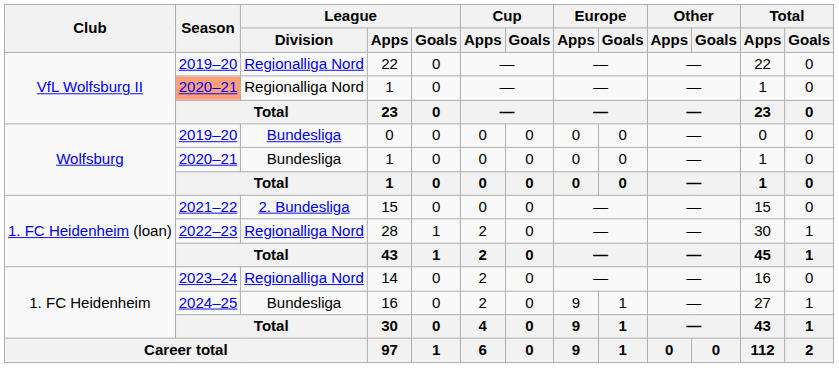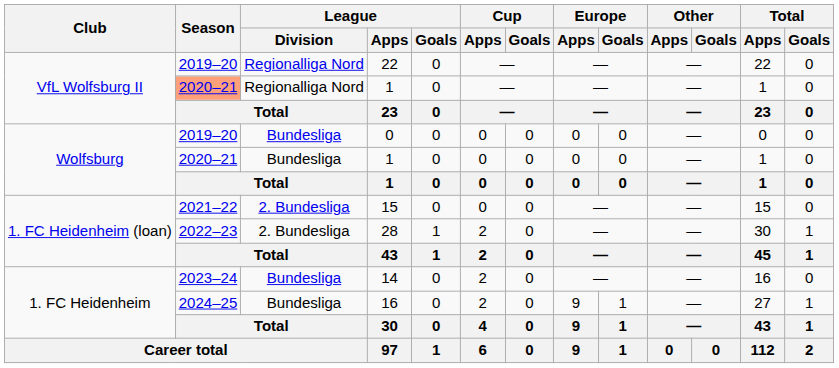(304, 231) Regionalliga Nord -> (304, 231) 2. Bundesliga
(304, 278) Regionalliga Nord -> (304, 278) Bundesliga
